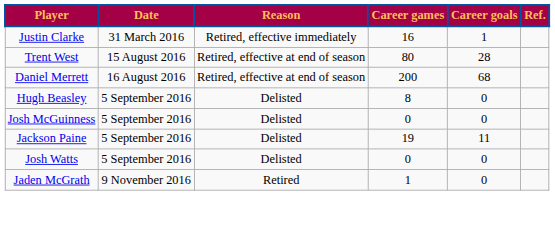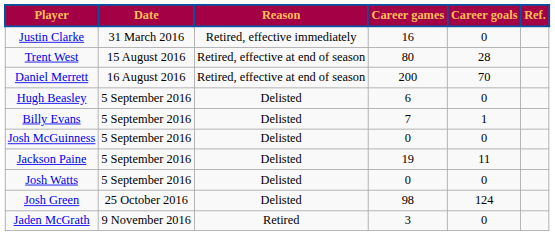(484, 37) 1 -> (484, 37) 0
(484, 78) 68 -> (484, 78) 70
(408, 98) 8 -> (408, 98) 6
+ row: (52, 118)
+ row: (52, 200)
(408, 180) 1 -> (408, 221) 3
